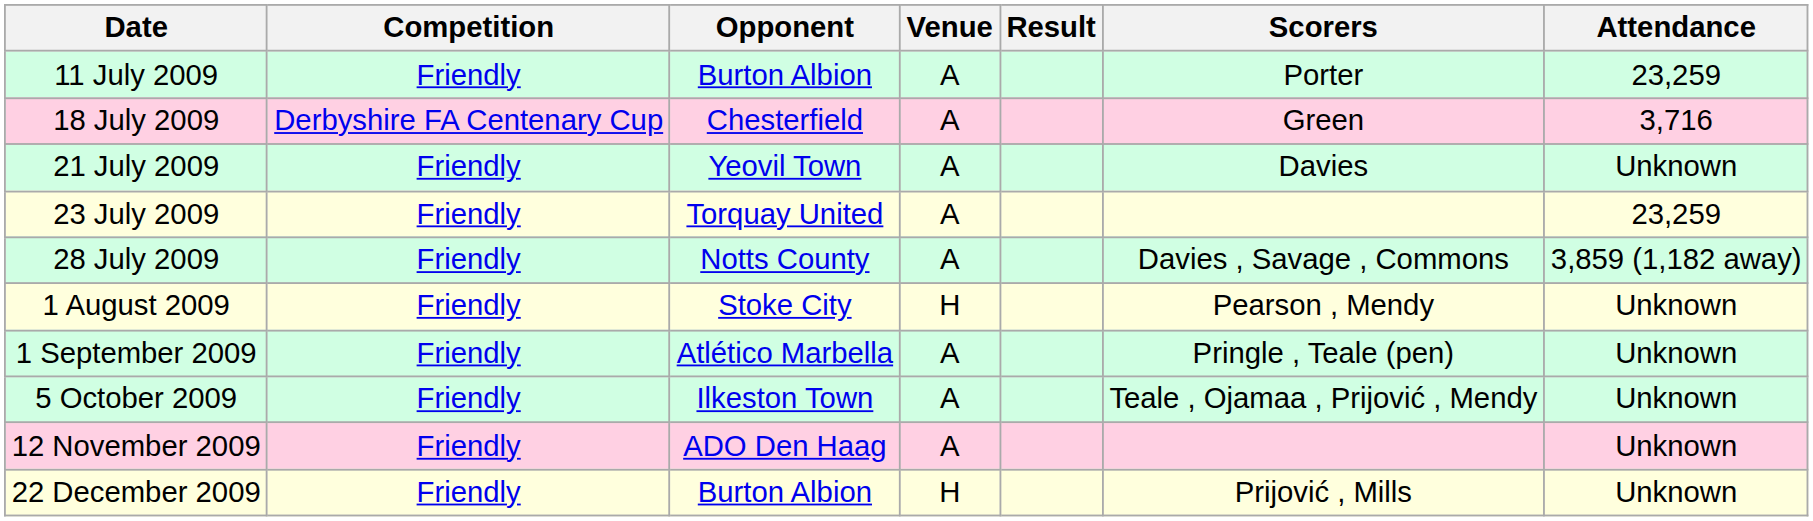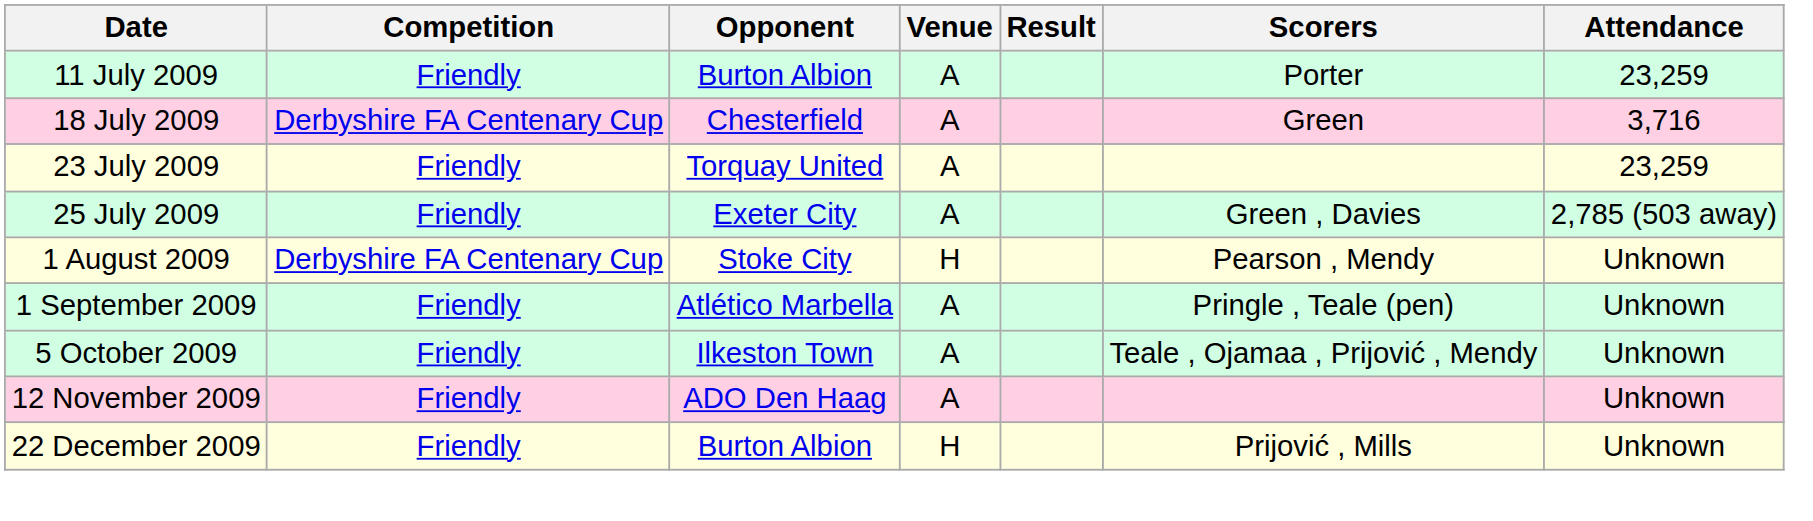- row: (136, 167)
+ row: (136, 213)
- row: (136, 259)
(469, 306) Friendly -> (469, 259) Derbyshire FA Centenary Cup
